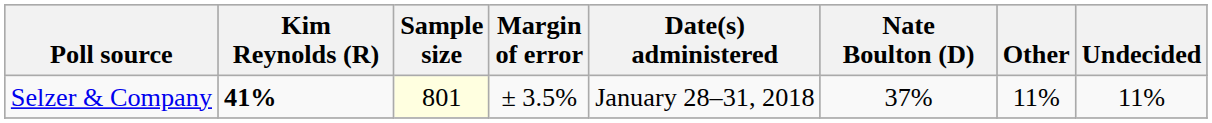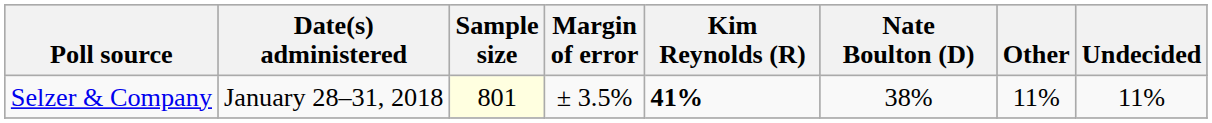columns swapped: (705, 40) <-> (306, 40)
(909, 96) 37% -> (909, 96) 38%
